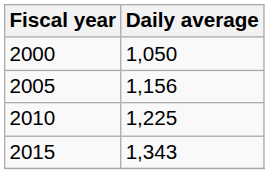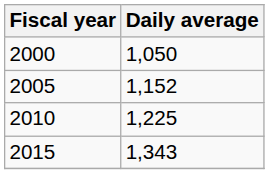(151, 86) 1,156 -> (151, 86) 1,152
